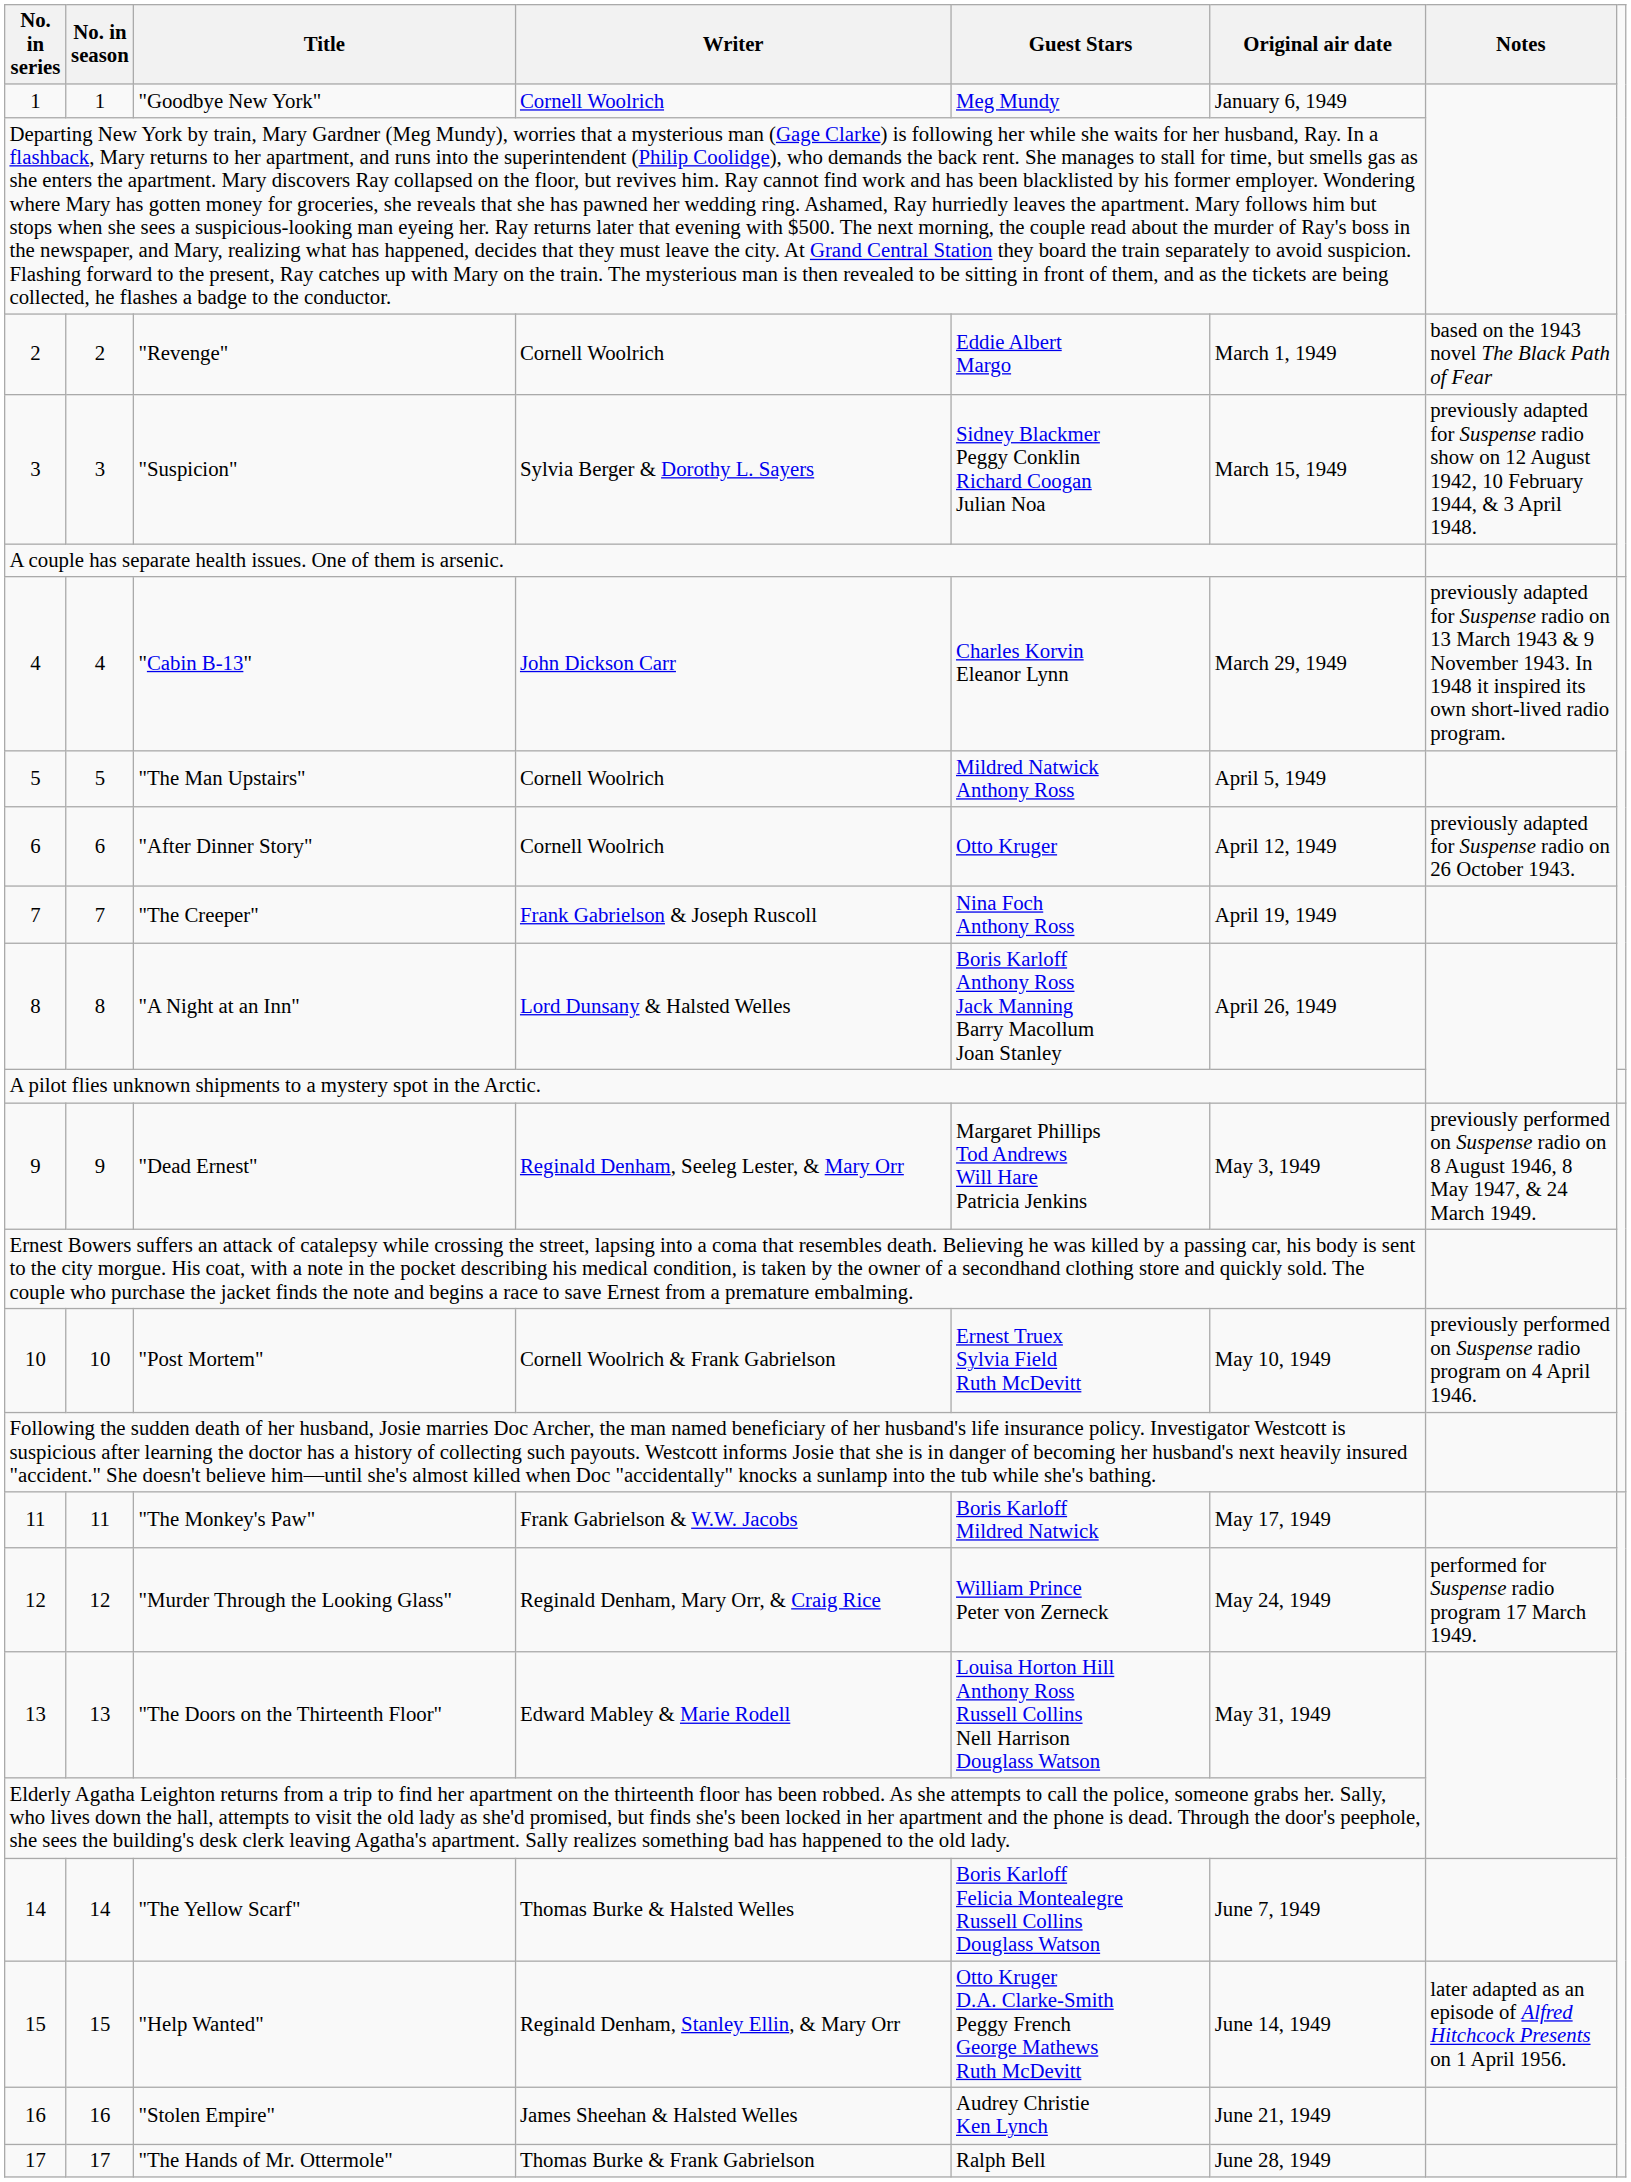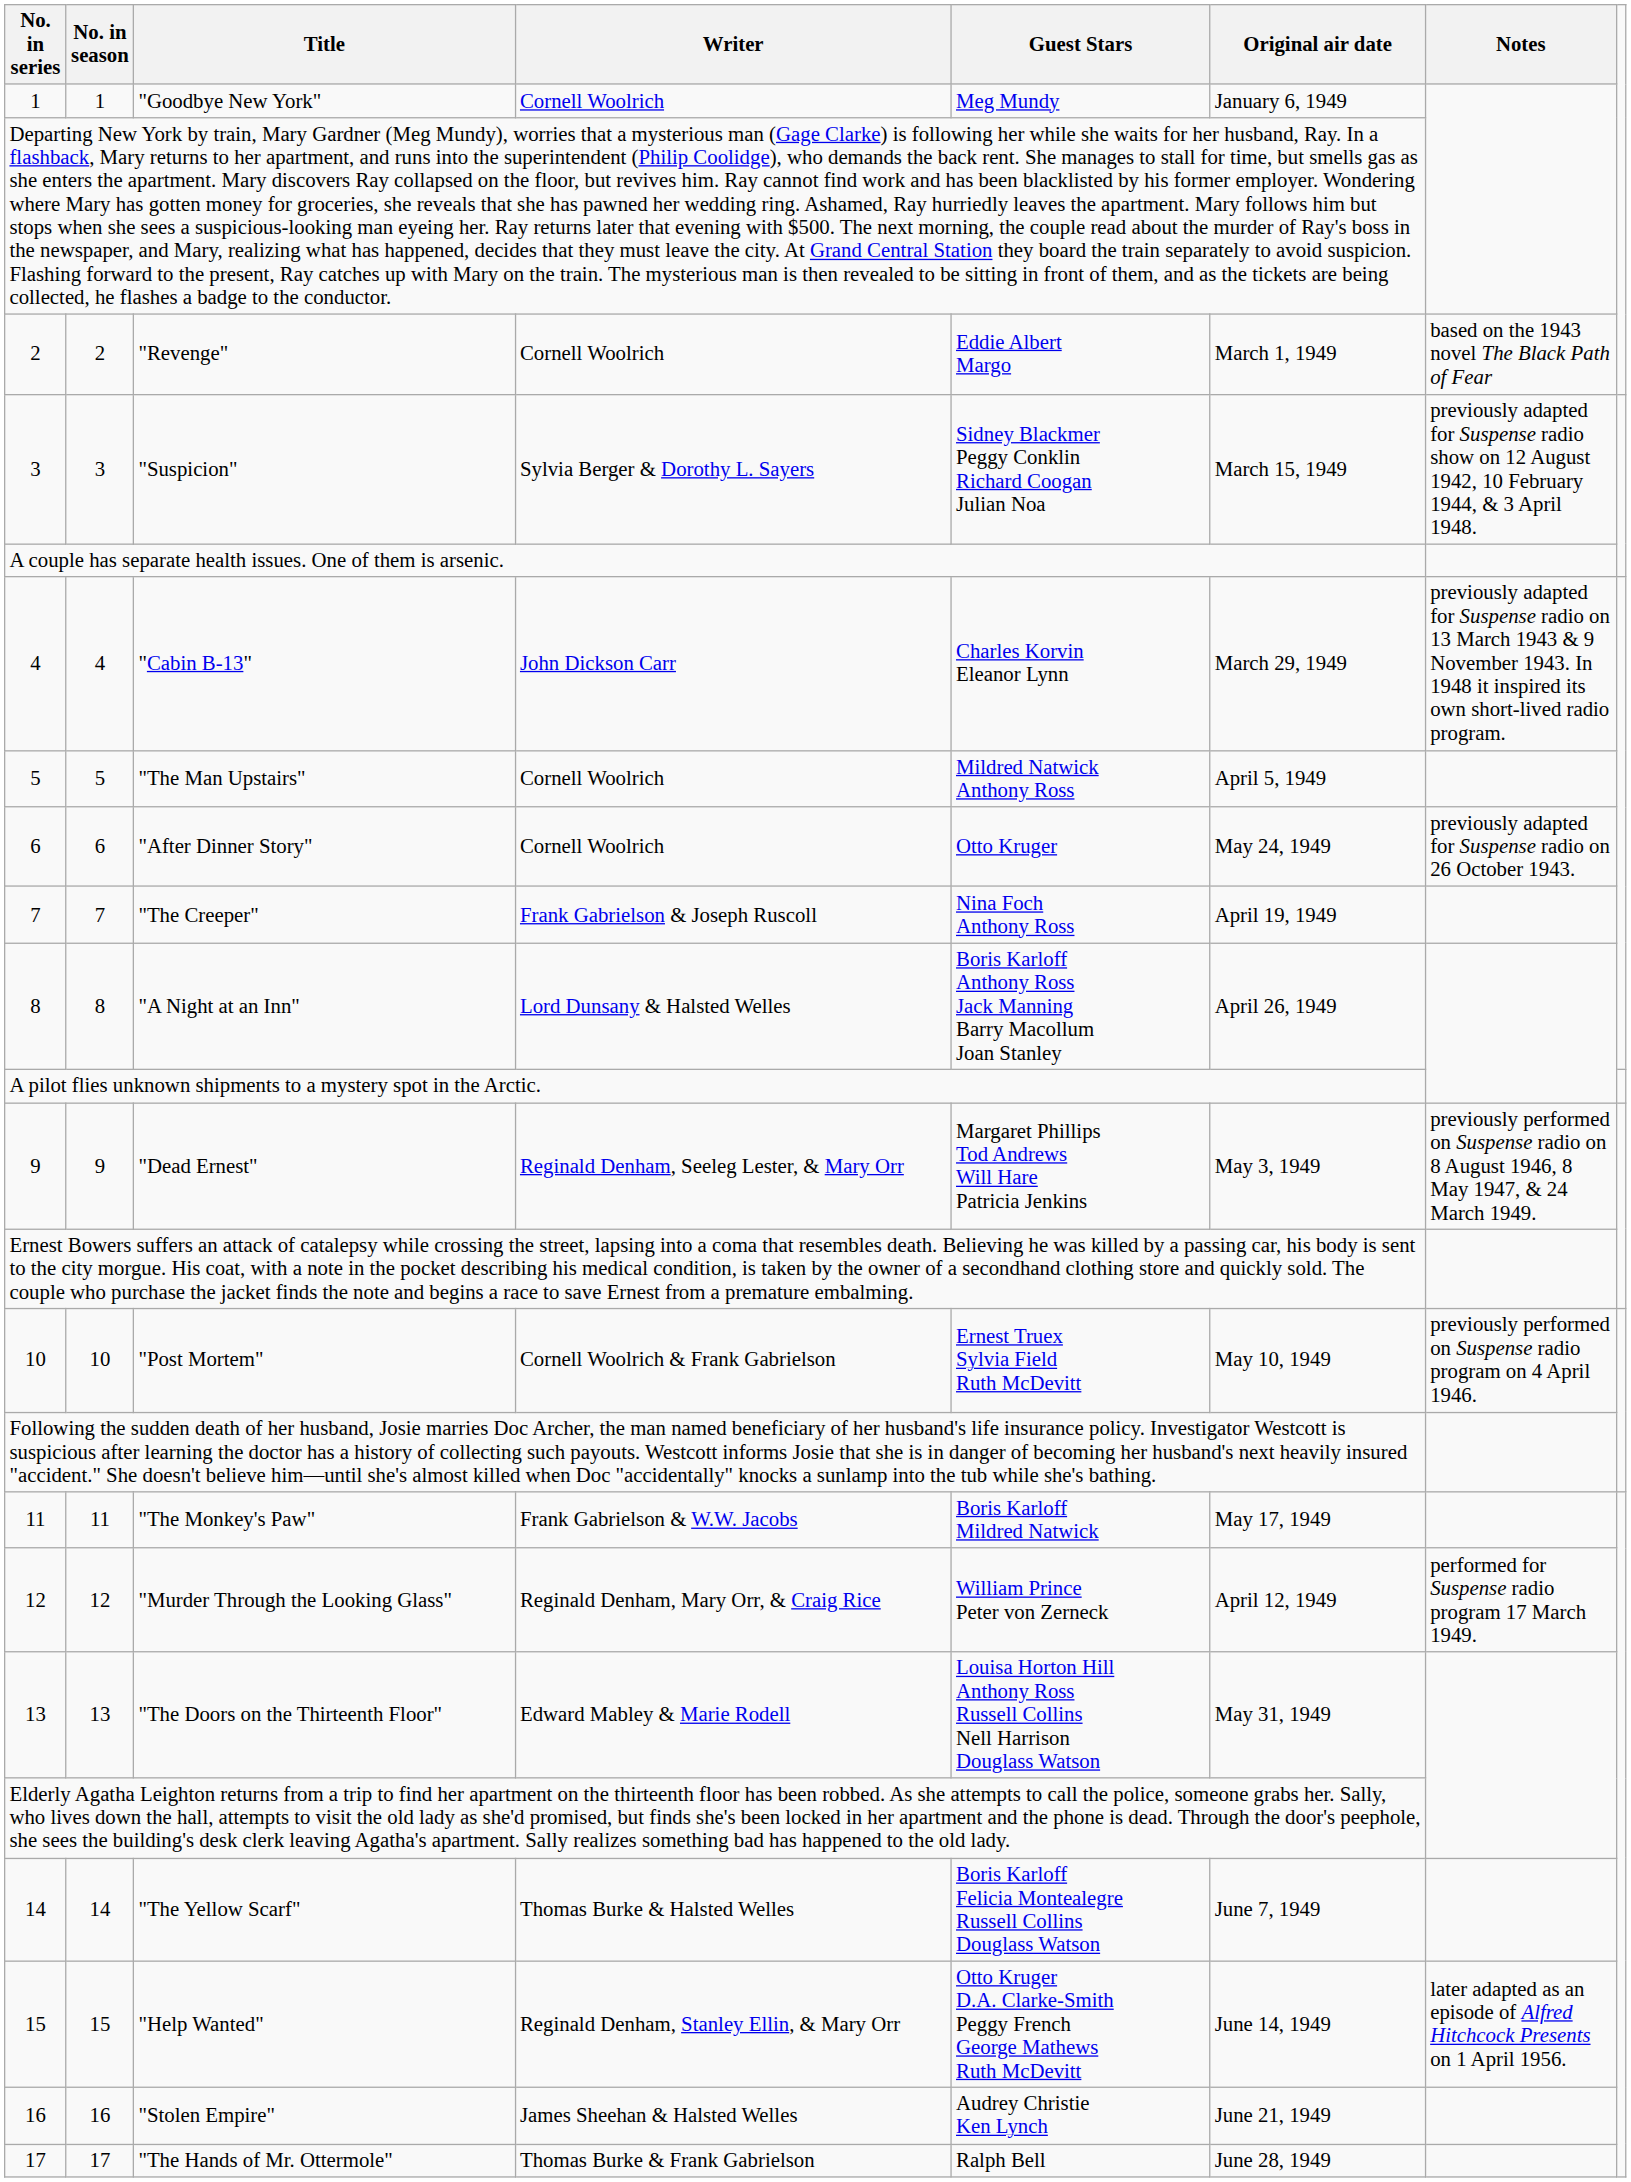(1276, 846) April 12, 1949 -> (1273, 846) May 24, 1949
(1273, 1599) May 24, 1949 -> (1276, 1599) April 12, 1949
